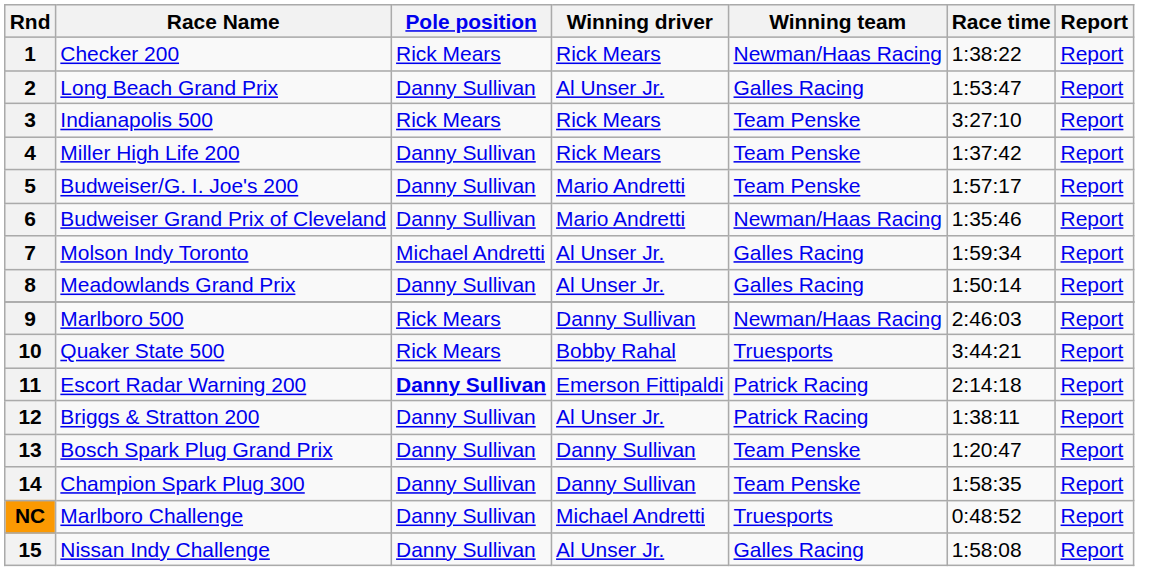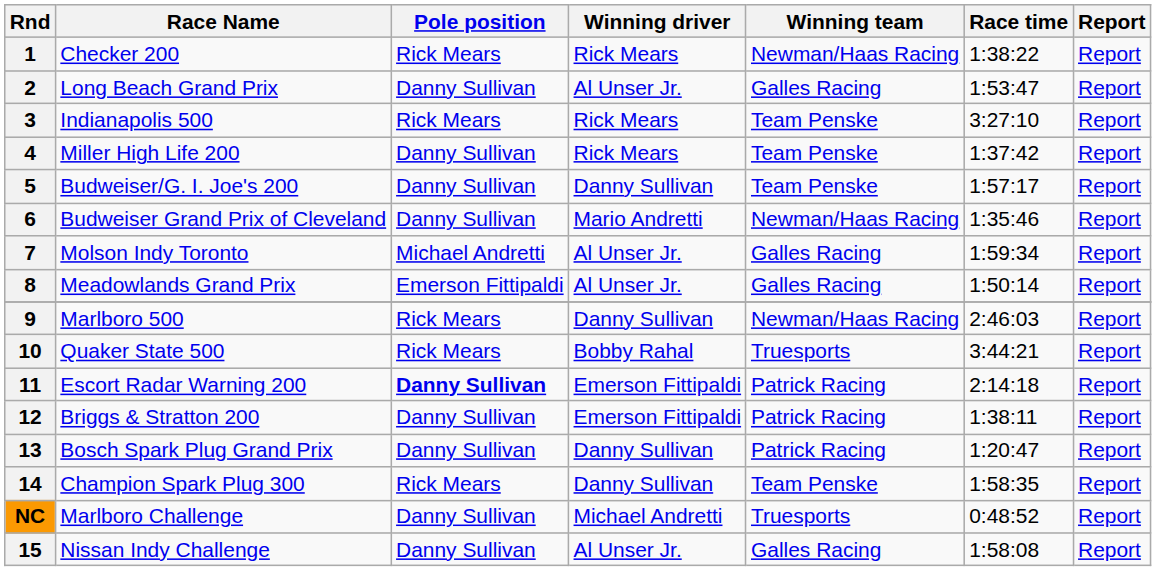(621, 186) Mario Andretti -> (643, 186) Danny Sullivan
(466, 285) Danny Sullivan -> (480, 285) Emerson Fittipaldi
(610, 417) Al Unser Jr. -> (657, 417) Emerson Fittipaldi
(797, 450) Team Penske -> (818, 450) Patrick Racing
(466, 483) Danny Sullivan -> (448, 483) Rick Mears
